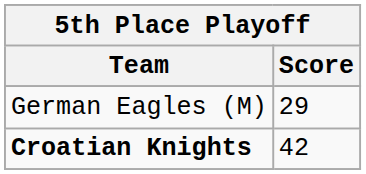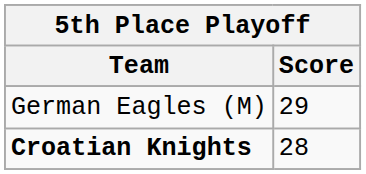(294, 148) 42 -> (294, 148) 28
